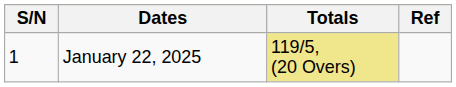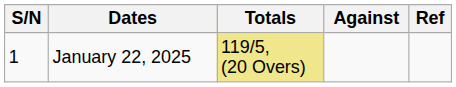+ column: (366, 18)
